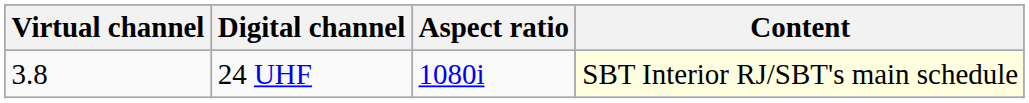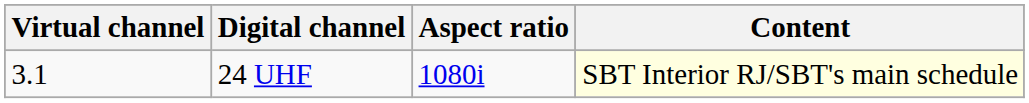(30, 73) 3.8 -> (30, 73) 3.1
